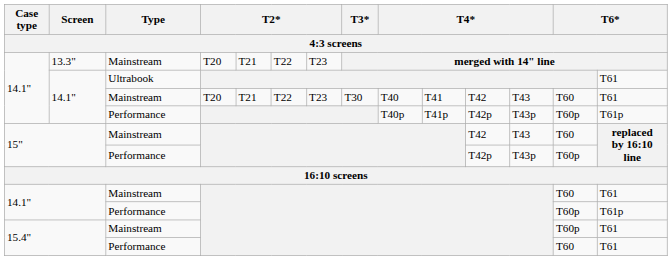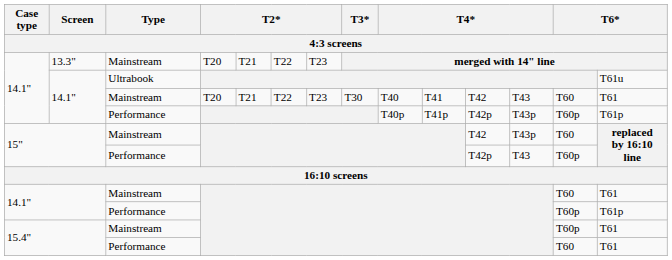(609, 79) T61 -> (612, 79) T61u
(521, 134) T43 -> (524, 134) T43p
(524, 155) T43p -> (521, 155) T43
